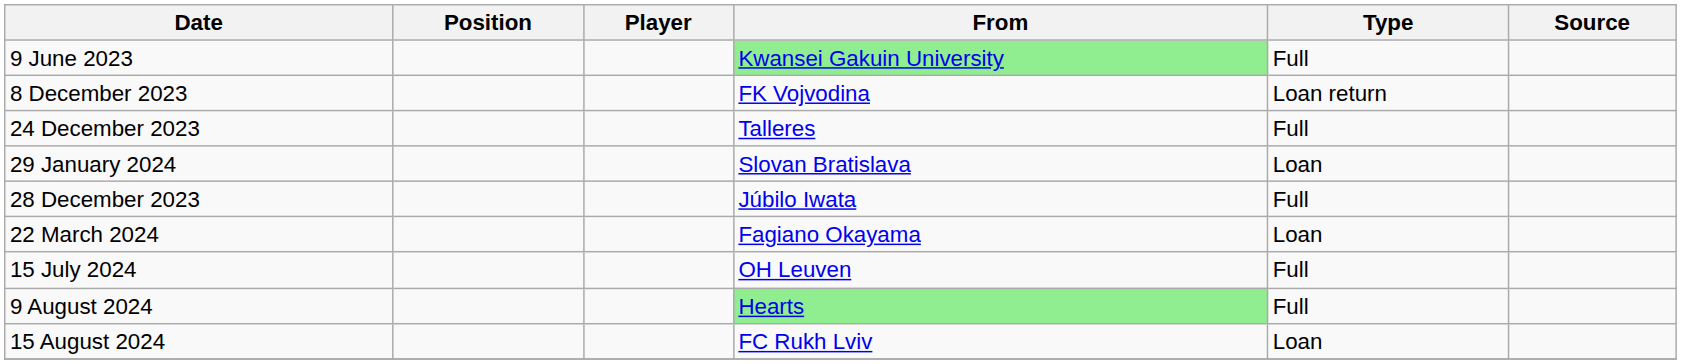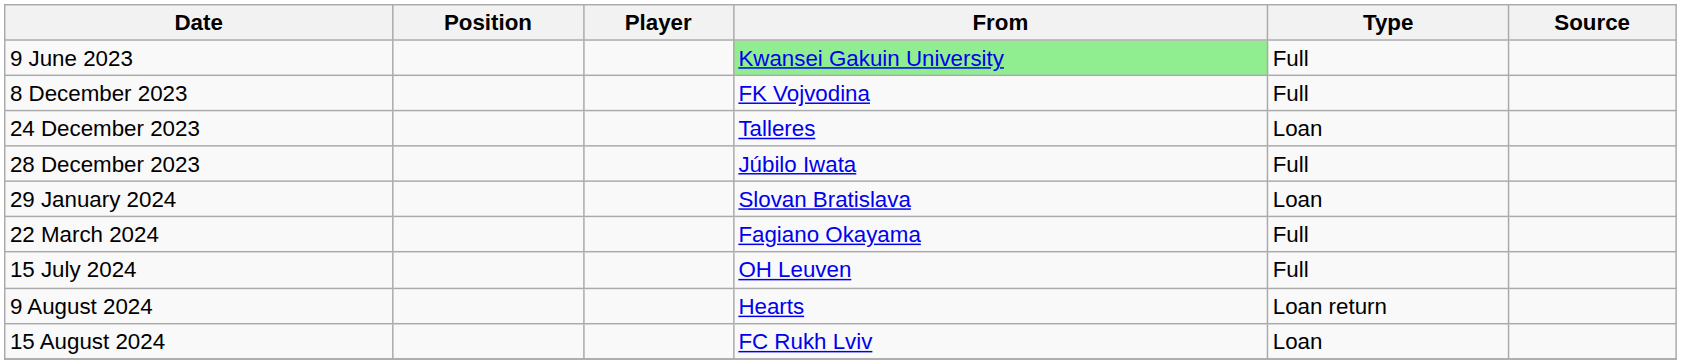(1330, 93) Loan return -> (1291, 93) Full
(1291, 129) Full -> (1298, 129) Loan
rows swapped: (105, 199) <-> (93, 164)
(1298, 235) Loan -> (1291, 235) Full
(771, 306) lightgreen background -> (771, 306) no background
(1291, 306) Full -> (1330, 306) Loan return
